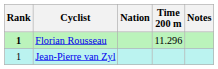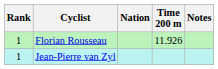(19, 40) bold -> (19, 40) normal
(168, 40) 11.296 -> (168, 40) 11.926
